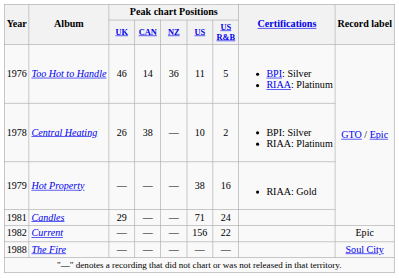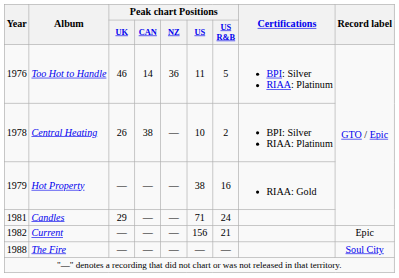(226, 233) 22 -> (226, 233) 21
